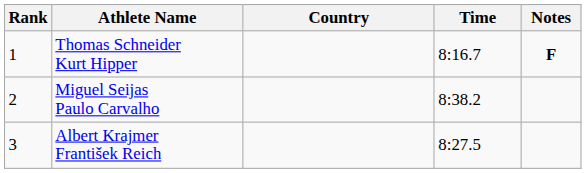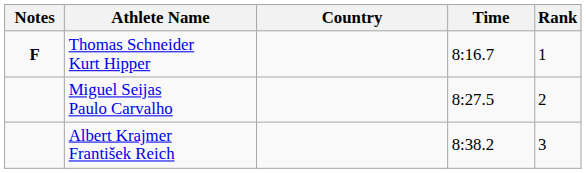columns swapped: (28, 17) <-> (551, 17)
(460, 99) 8:38.2 -> (473, 99) 8:27.5
(460, 145) 8:27.5 -> (473, 145) 8:38.2
